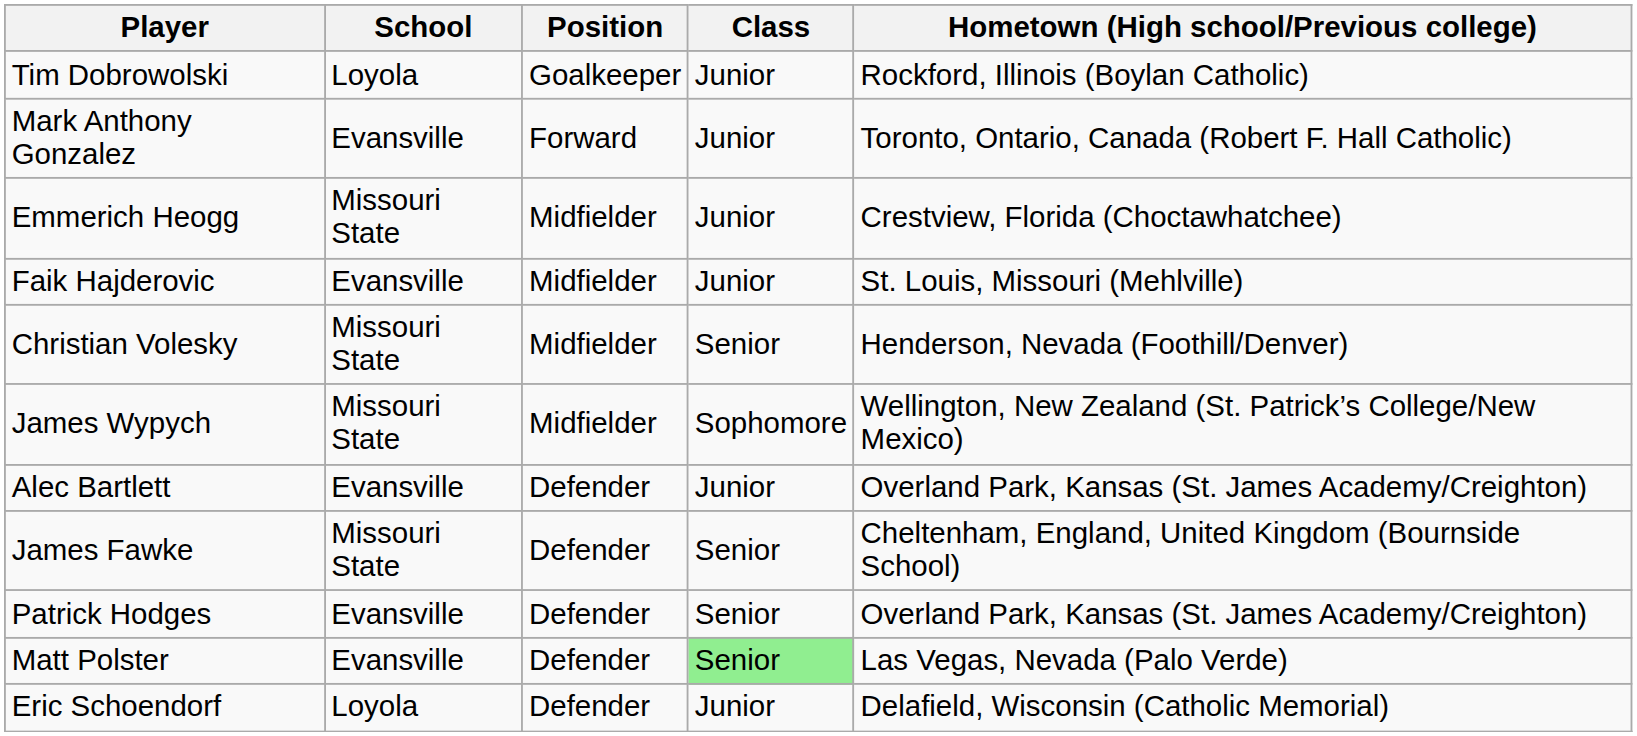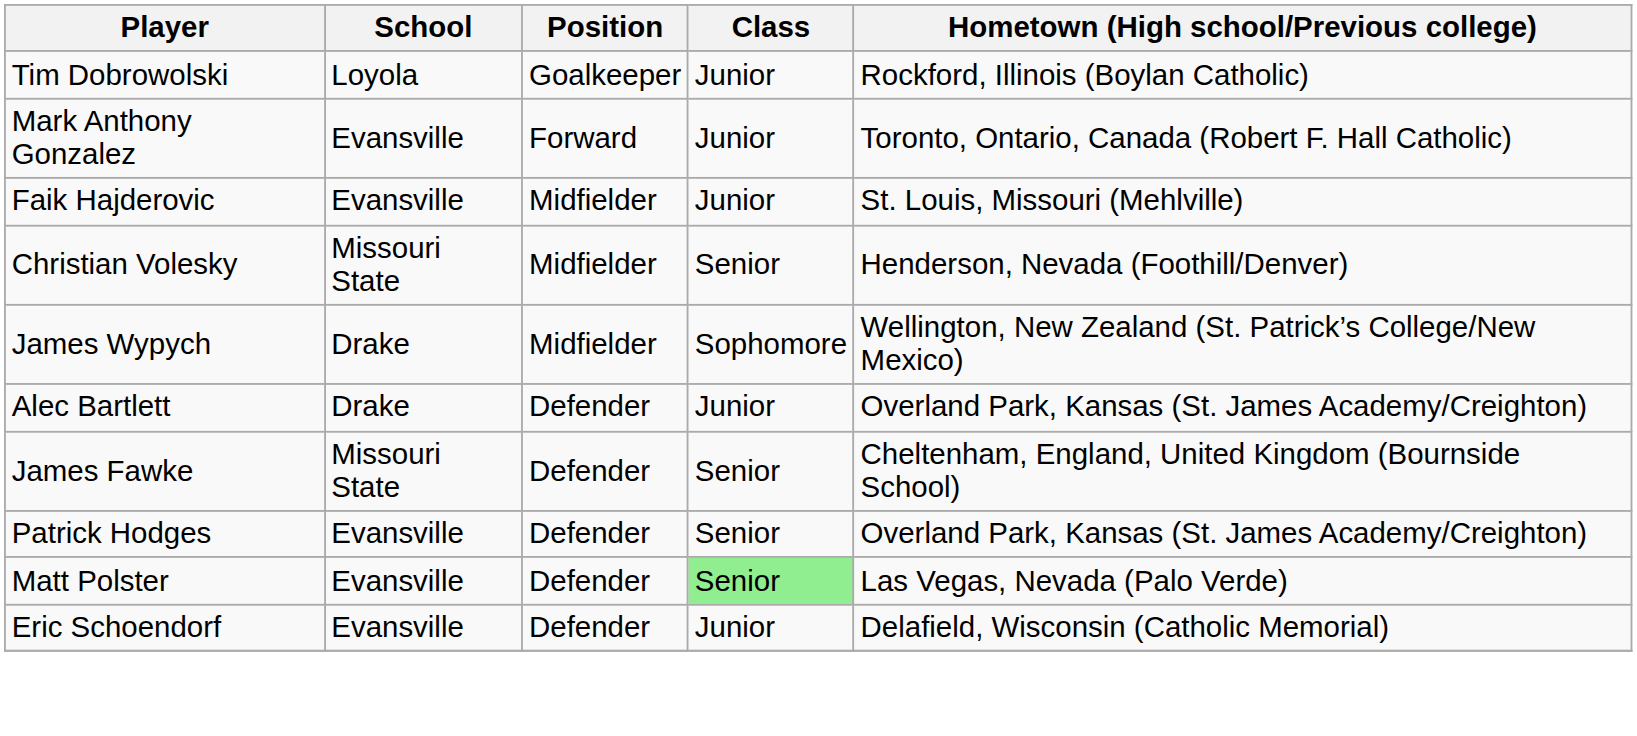- row: (125, 217)
(386, 423) Missouri State -> (371, 344) Drake
(398, 487) Evansville -> (371, 407) Drake
(375, 707) Loyola -> (398, 627) Evansville
